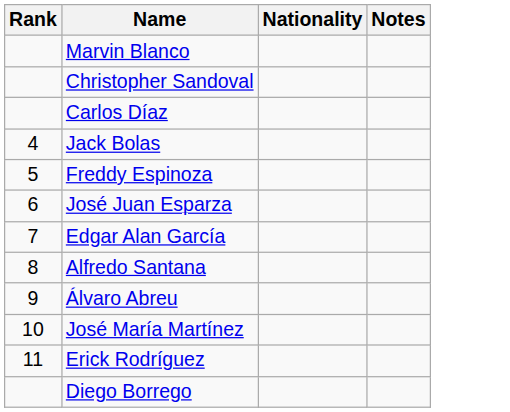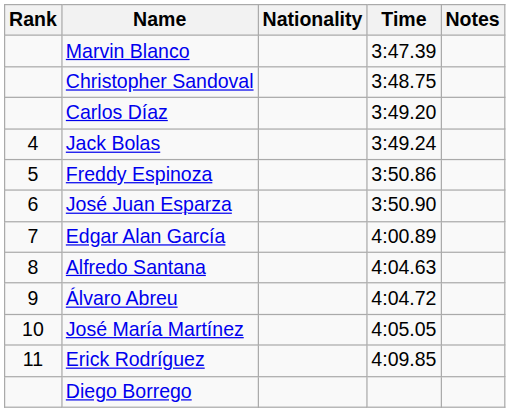+ column: (404, 19)
